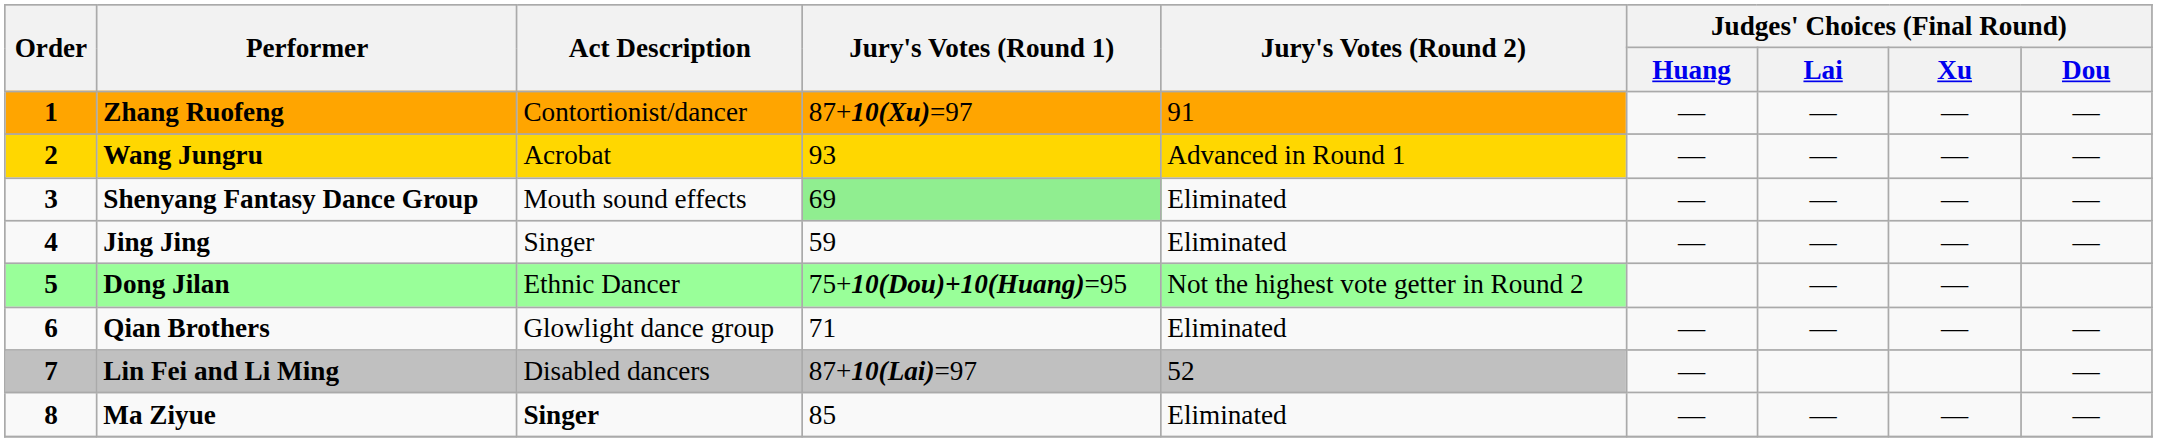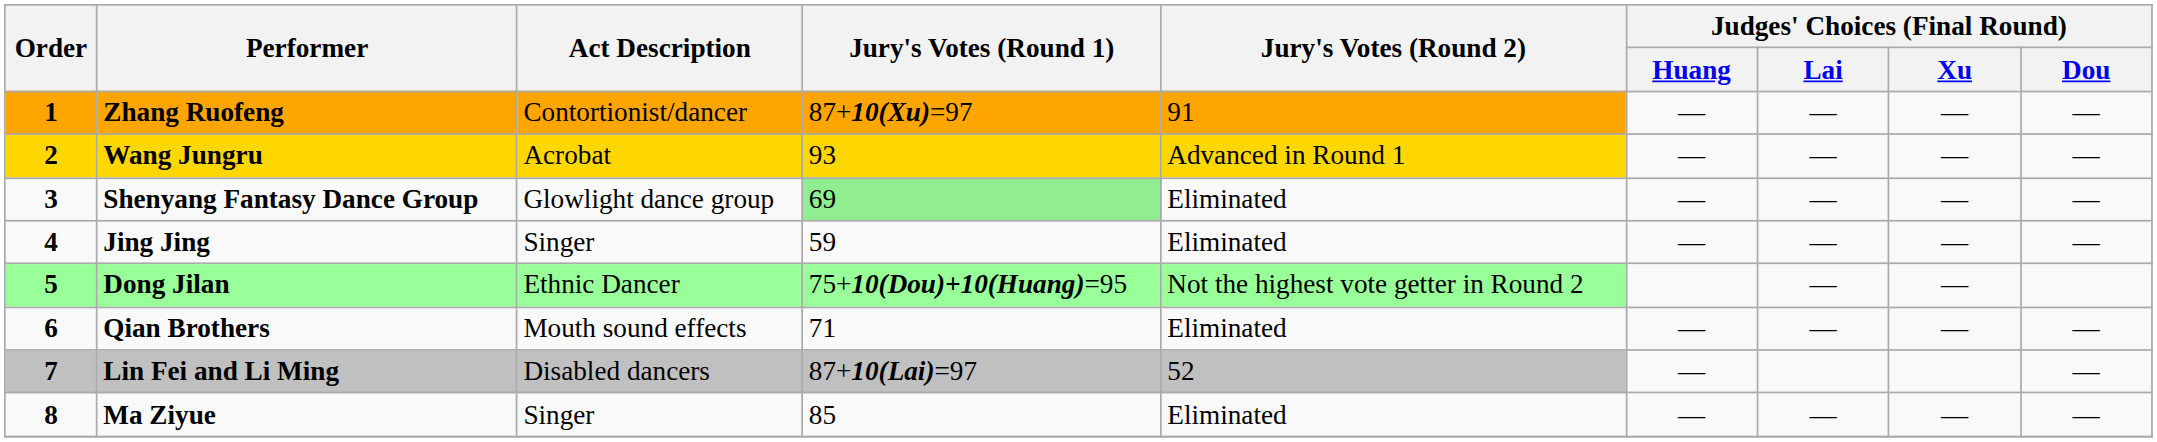(635, 198) Mouth sound effects -> (649, 198) Glowlight dance group
(649, 328) Glowlight dance group -> (635, 328) Mouth sound effects
(561, 414) bold -> (559, 414) normal
